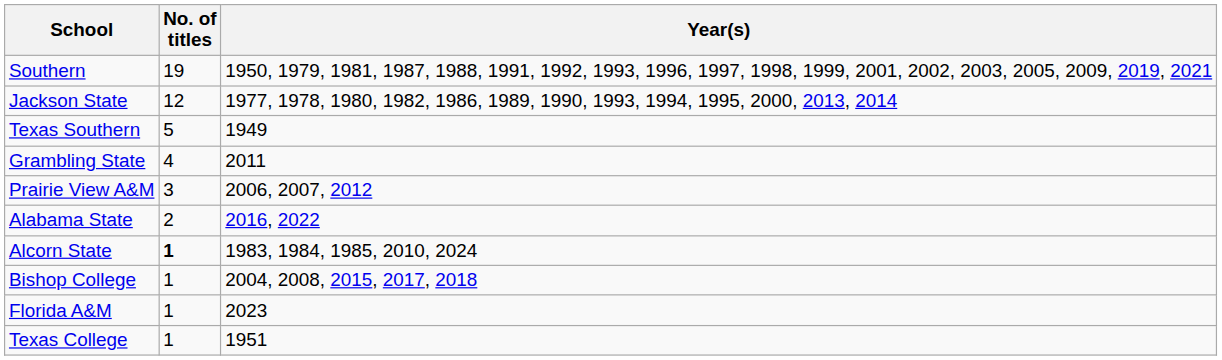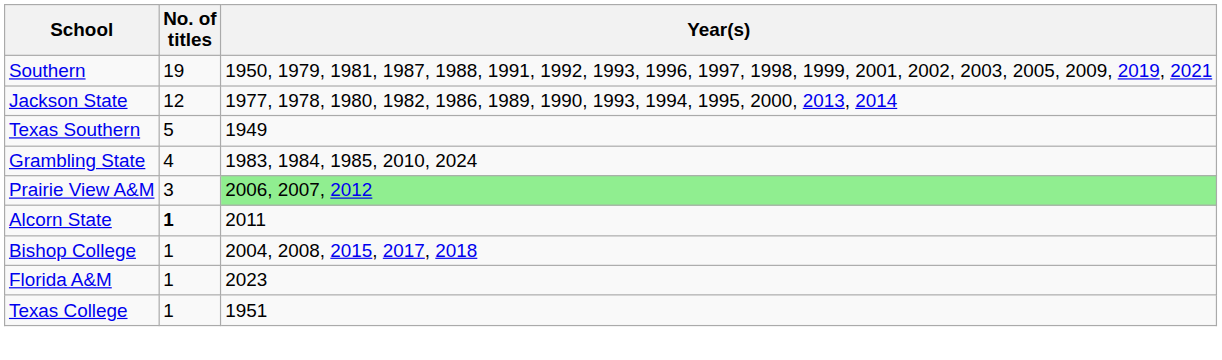(246, 160) 2011 -> (351, 160) 1983, 1984, 1985, 2010, 2024
(299, 190) no background -> (299, 190) lightgreen background
- row: (71, 220)
(351, 250) 1983, 1984, 1985, 2010, 2024 -> (246, 220) 2011
